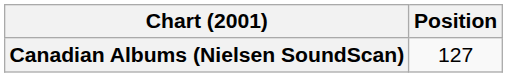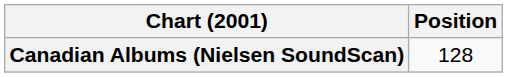(456, 54) 127 -> (456, 54) 128
